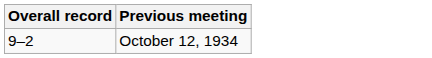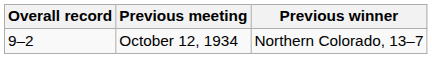+ column: (339, 16)
